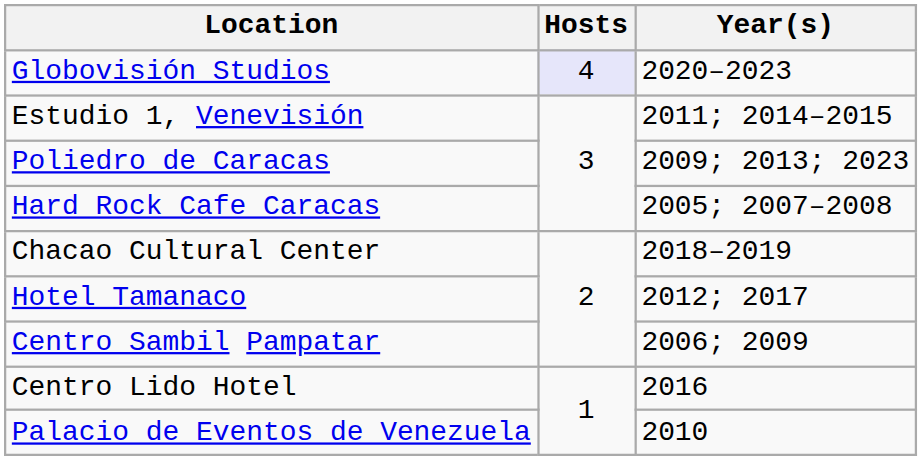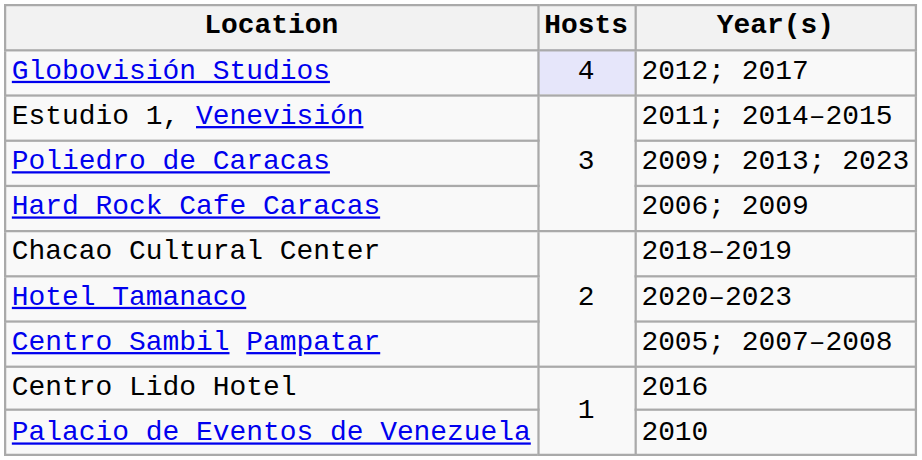(717, 73) 2020–2023 -> (725, 73) 2012; 2017
(767, 208) 2005; 2007–2008 -> (725, 208) 2006; 2009
(725, 298) 2012; 2017 -> (717, 298) 2020–2023
(725, 343) 2006; 2009 -> (767, 343) 2005; 2007–2008
